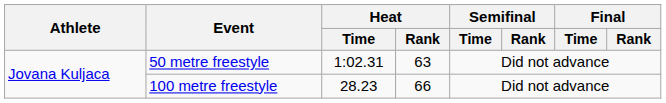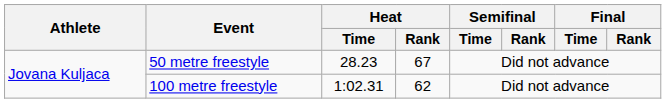(359, 63) 1:02.31 -> (359, 63) 28.23
(423, 63) 63 -> (423, 63) 67
(359, 86) 28.23 -> (359, 86) 1:02.31
(423, 86) 66 -> (423, 86) 62
